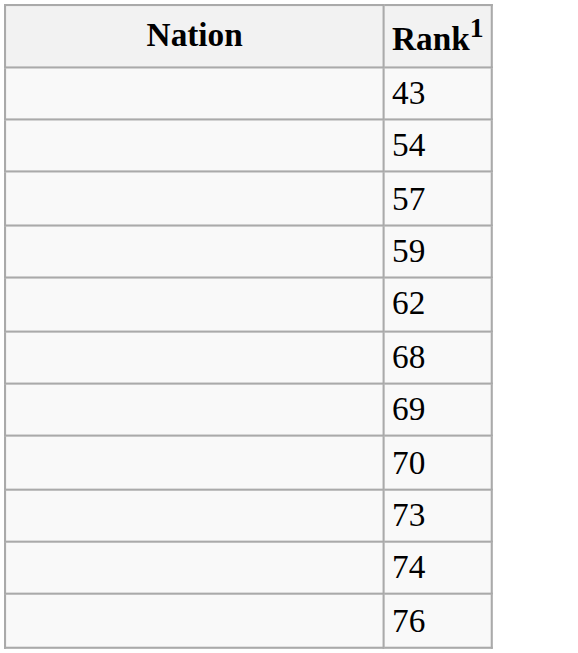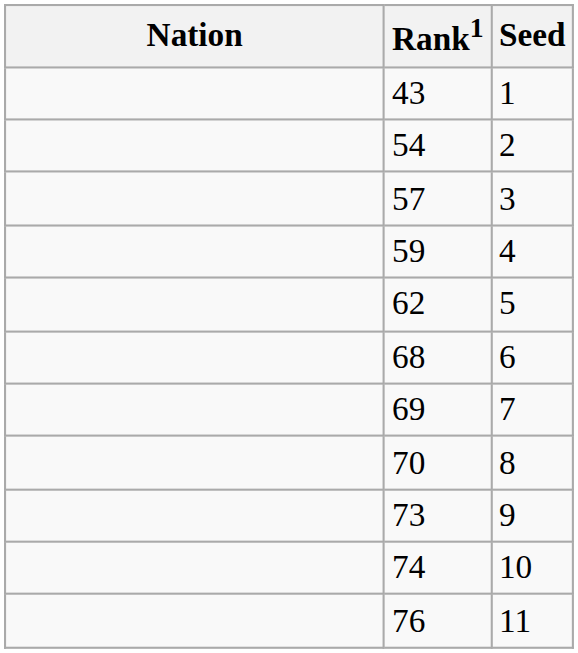+ column: (532, 35)
